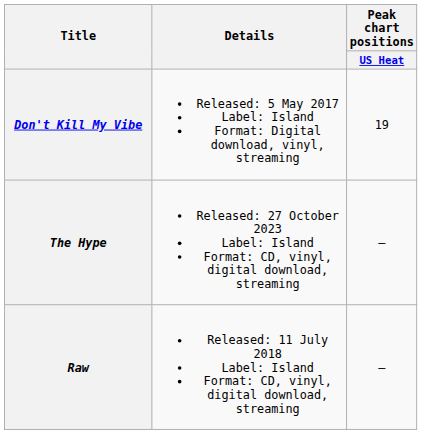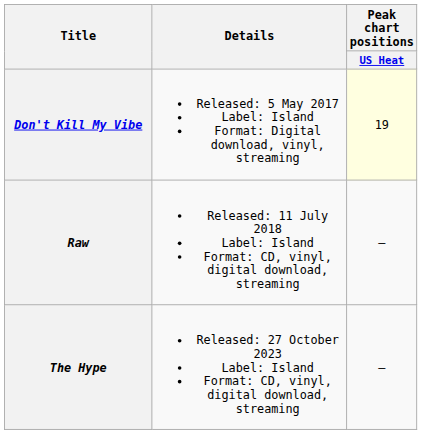(382, 125) no background -> (382, 125) lightyellow background
rows swapped: (78, 367) <-> (78, 243)
